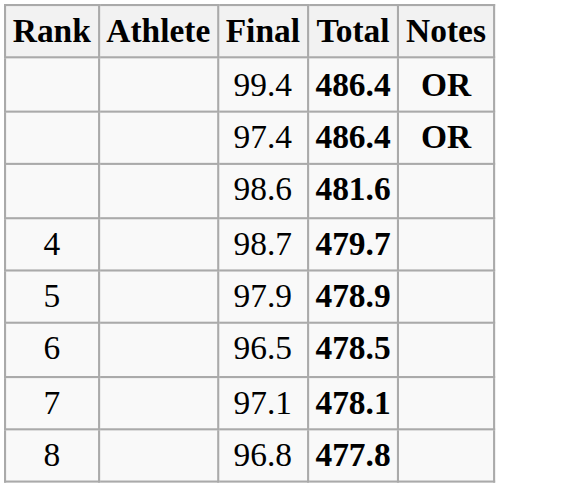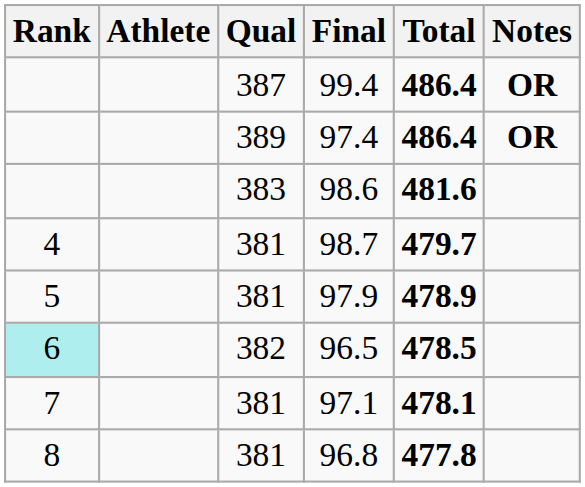+ column: (261, 31)
(52, 349) no background -> (52, 349) paleturquoise background
